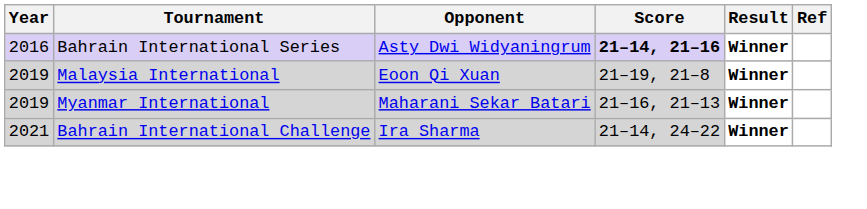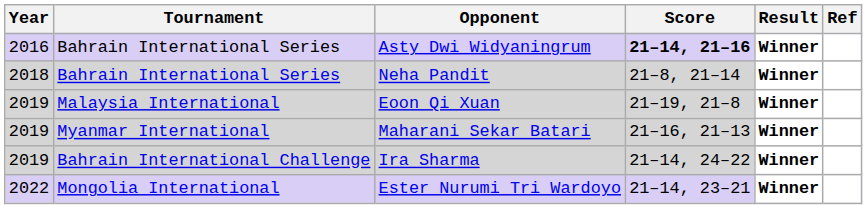+ row: (434, 75)
(29, 132) 2021 -> (29, 160) 2019
+ row: (500, 188)
